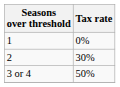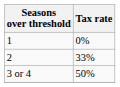(85, 57) 30% -> (85, 57) 33%
